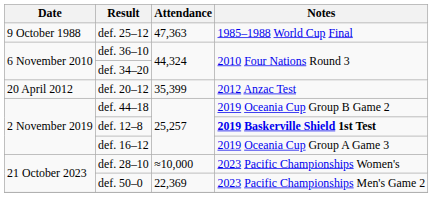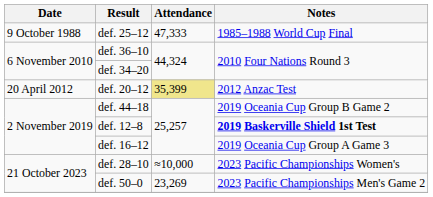(170, 32) 47,363 -> (170, 32) 47,333
(170, 88) no background -> (170, 88) khaki background
(170, 182) 22,369 -> (170, 182) 23,269
